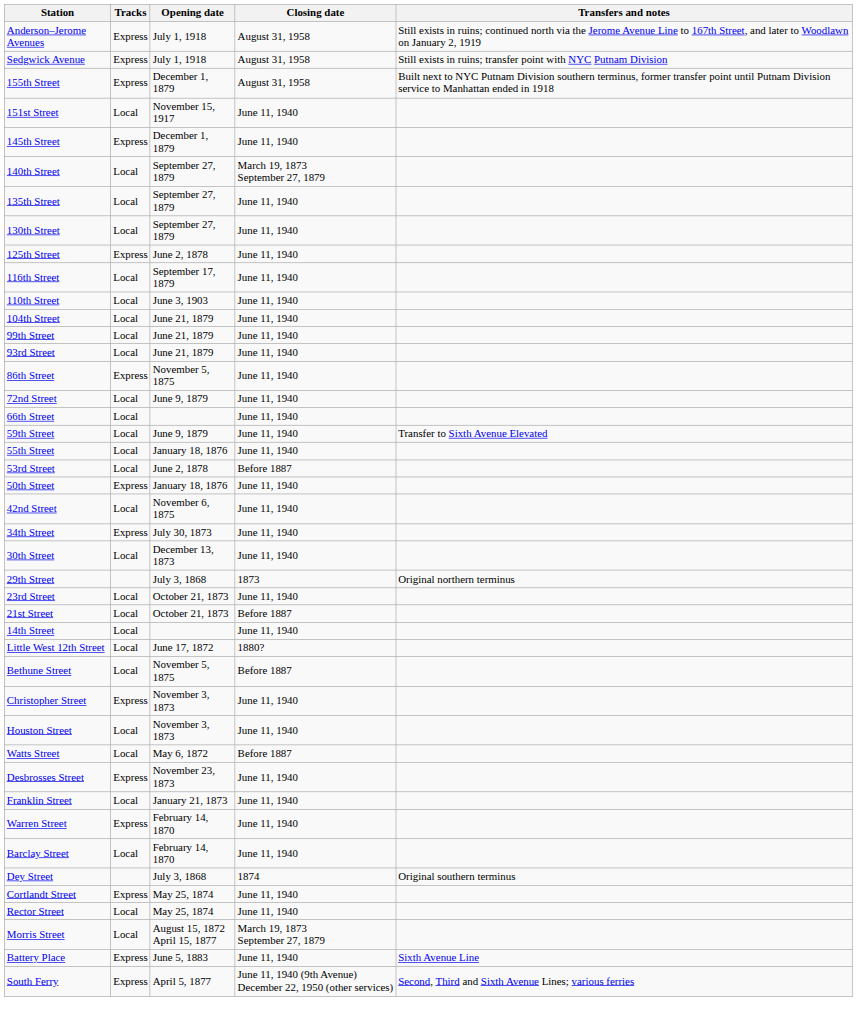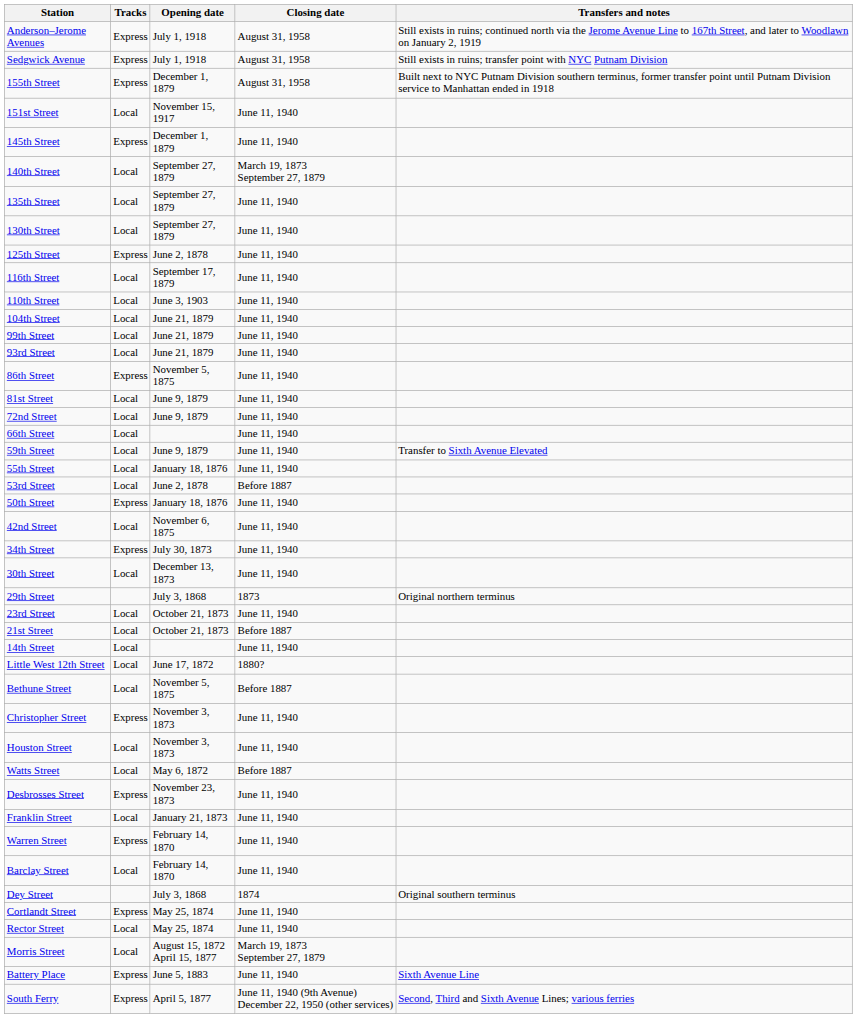+ row: (30, 399)
